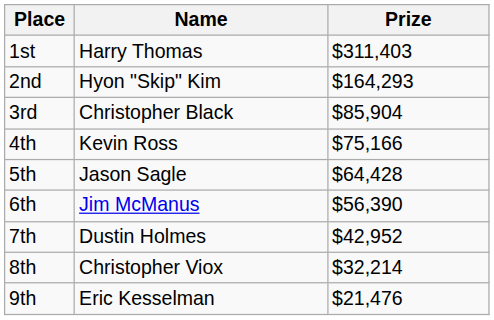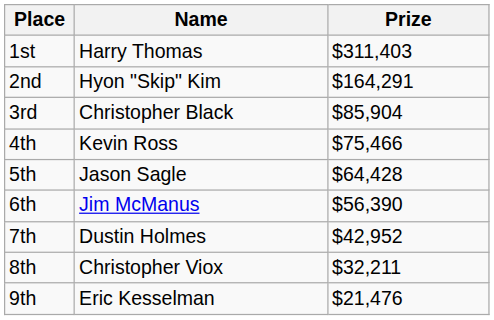(373, 81) $164,293 -> (373, 81) $164,291
(367, 143) $75,166 -> (367, 143) $75,466
(367, 267) $32,214 -> (367, 267) $32,211
